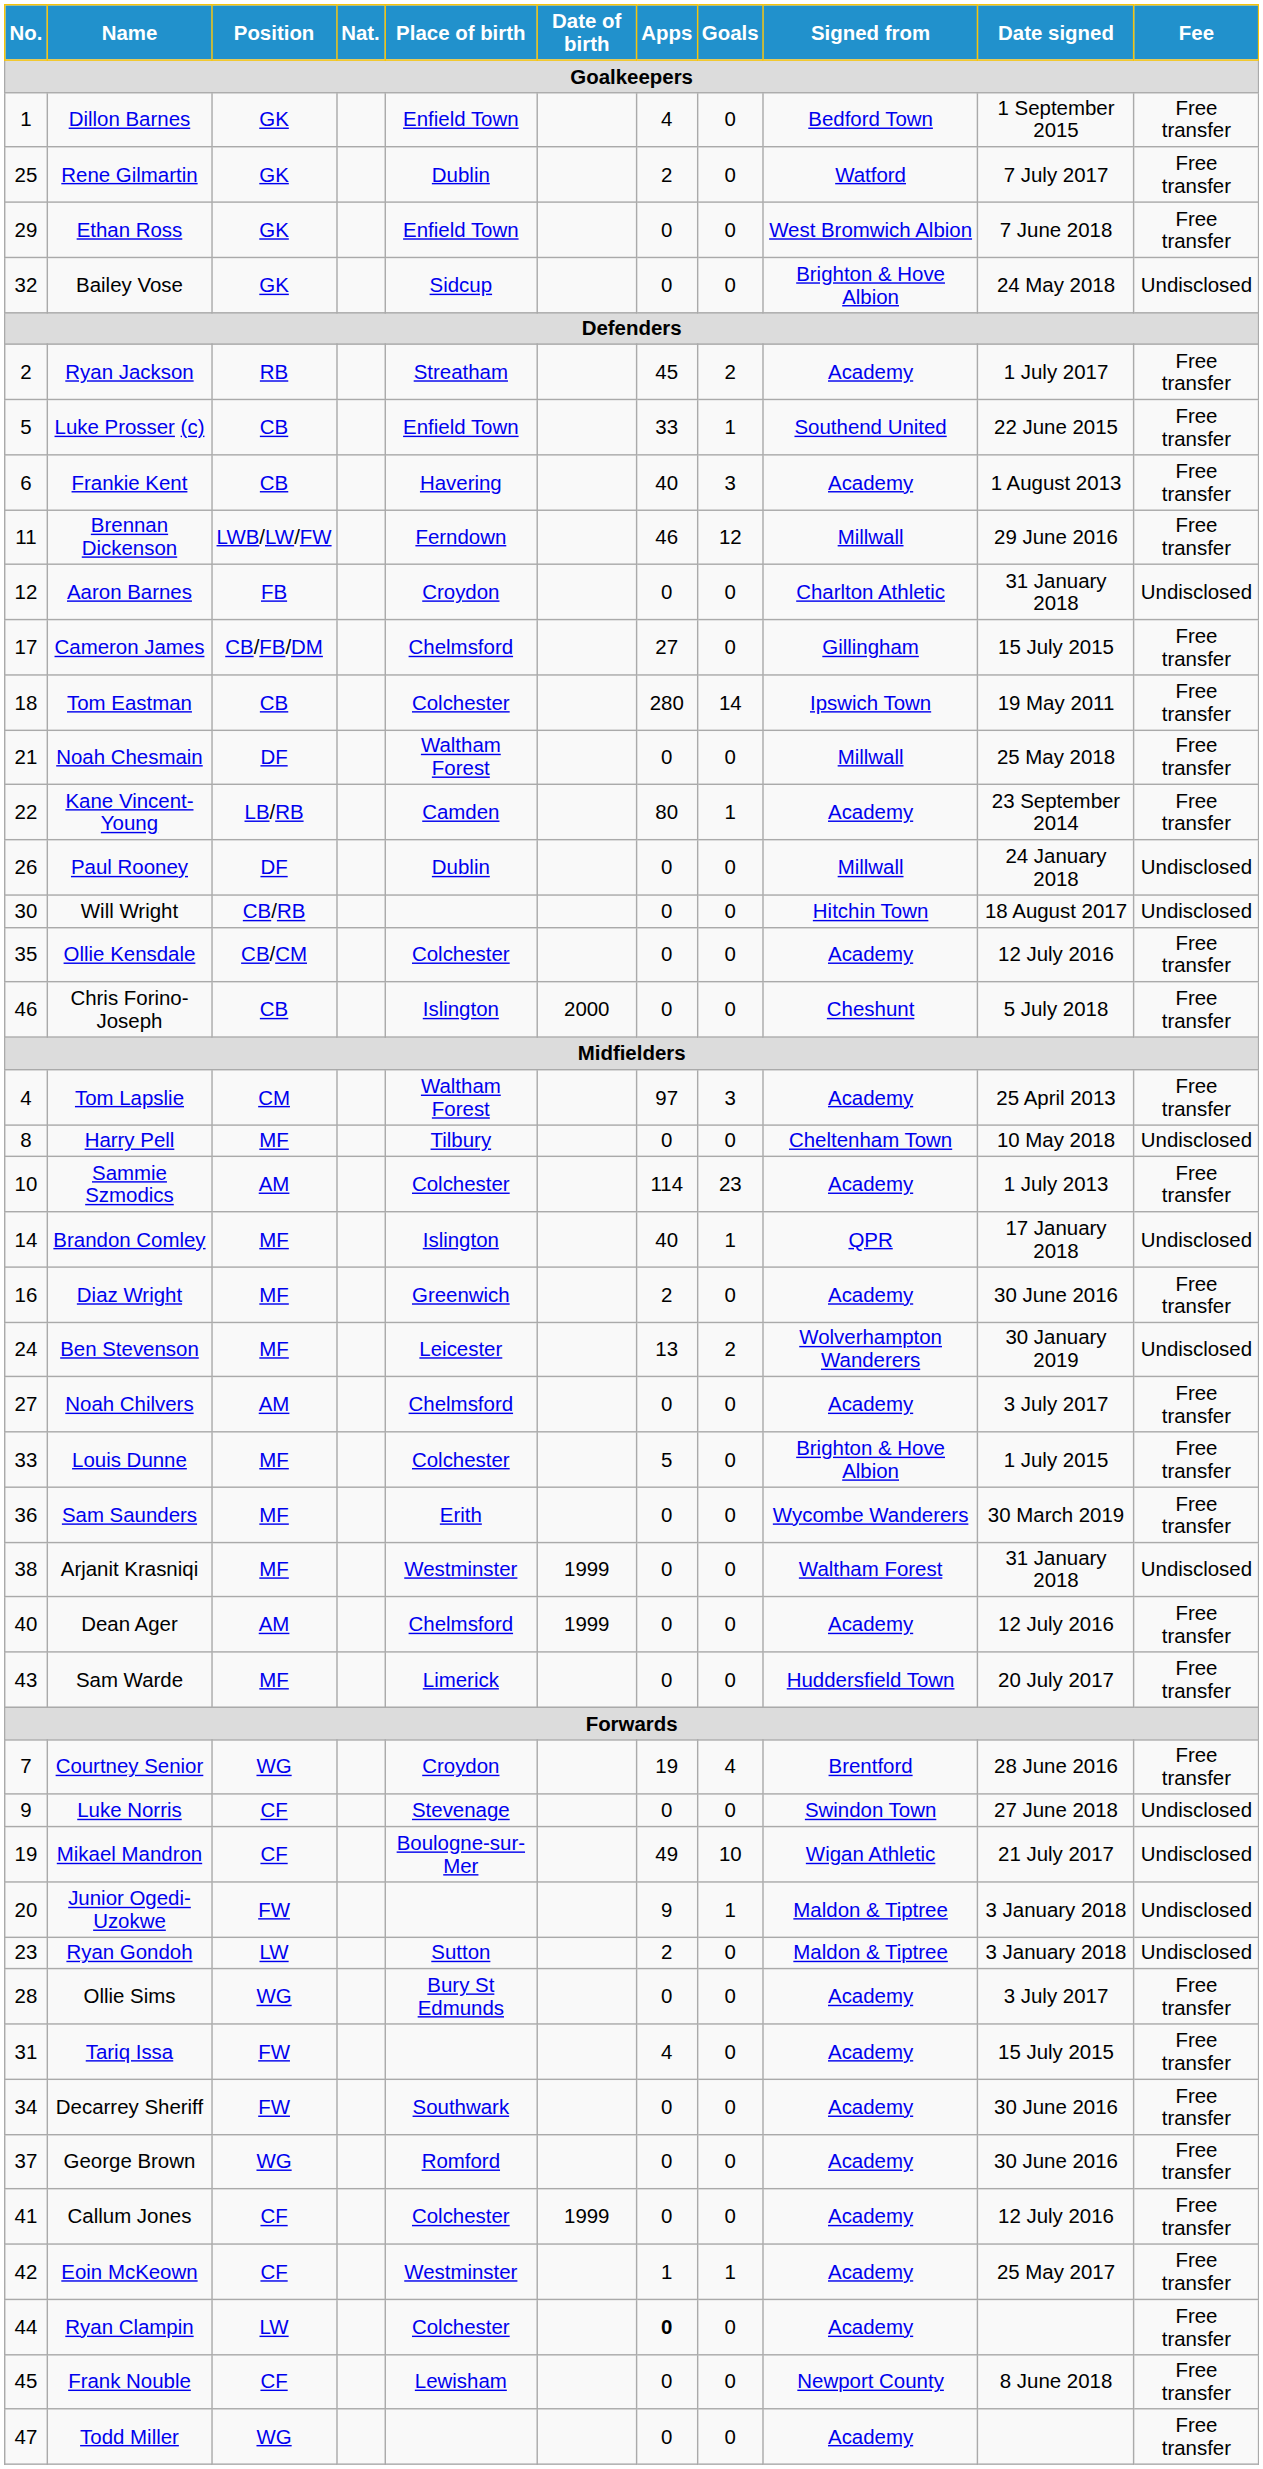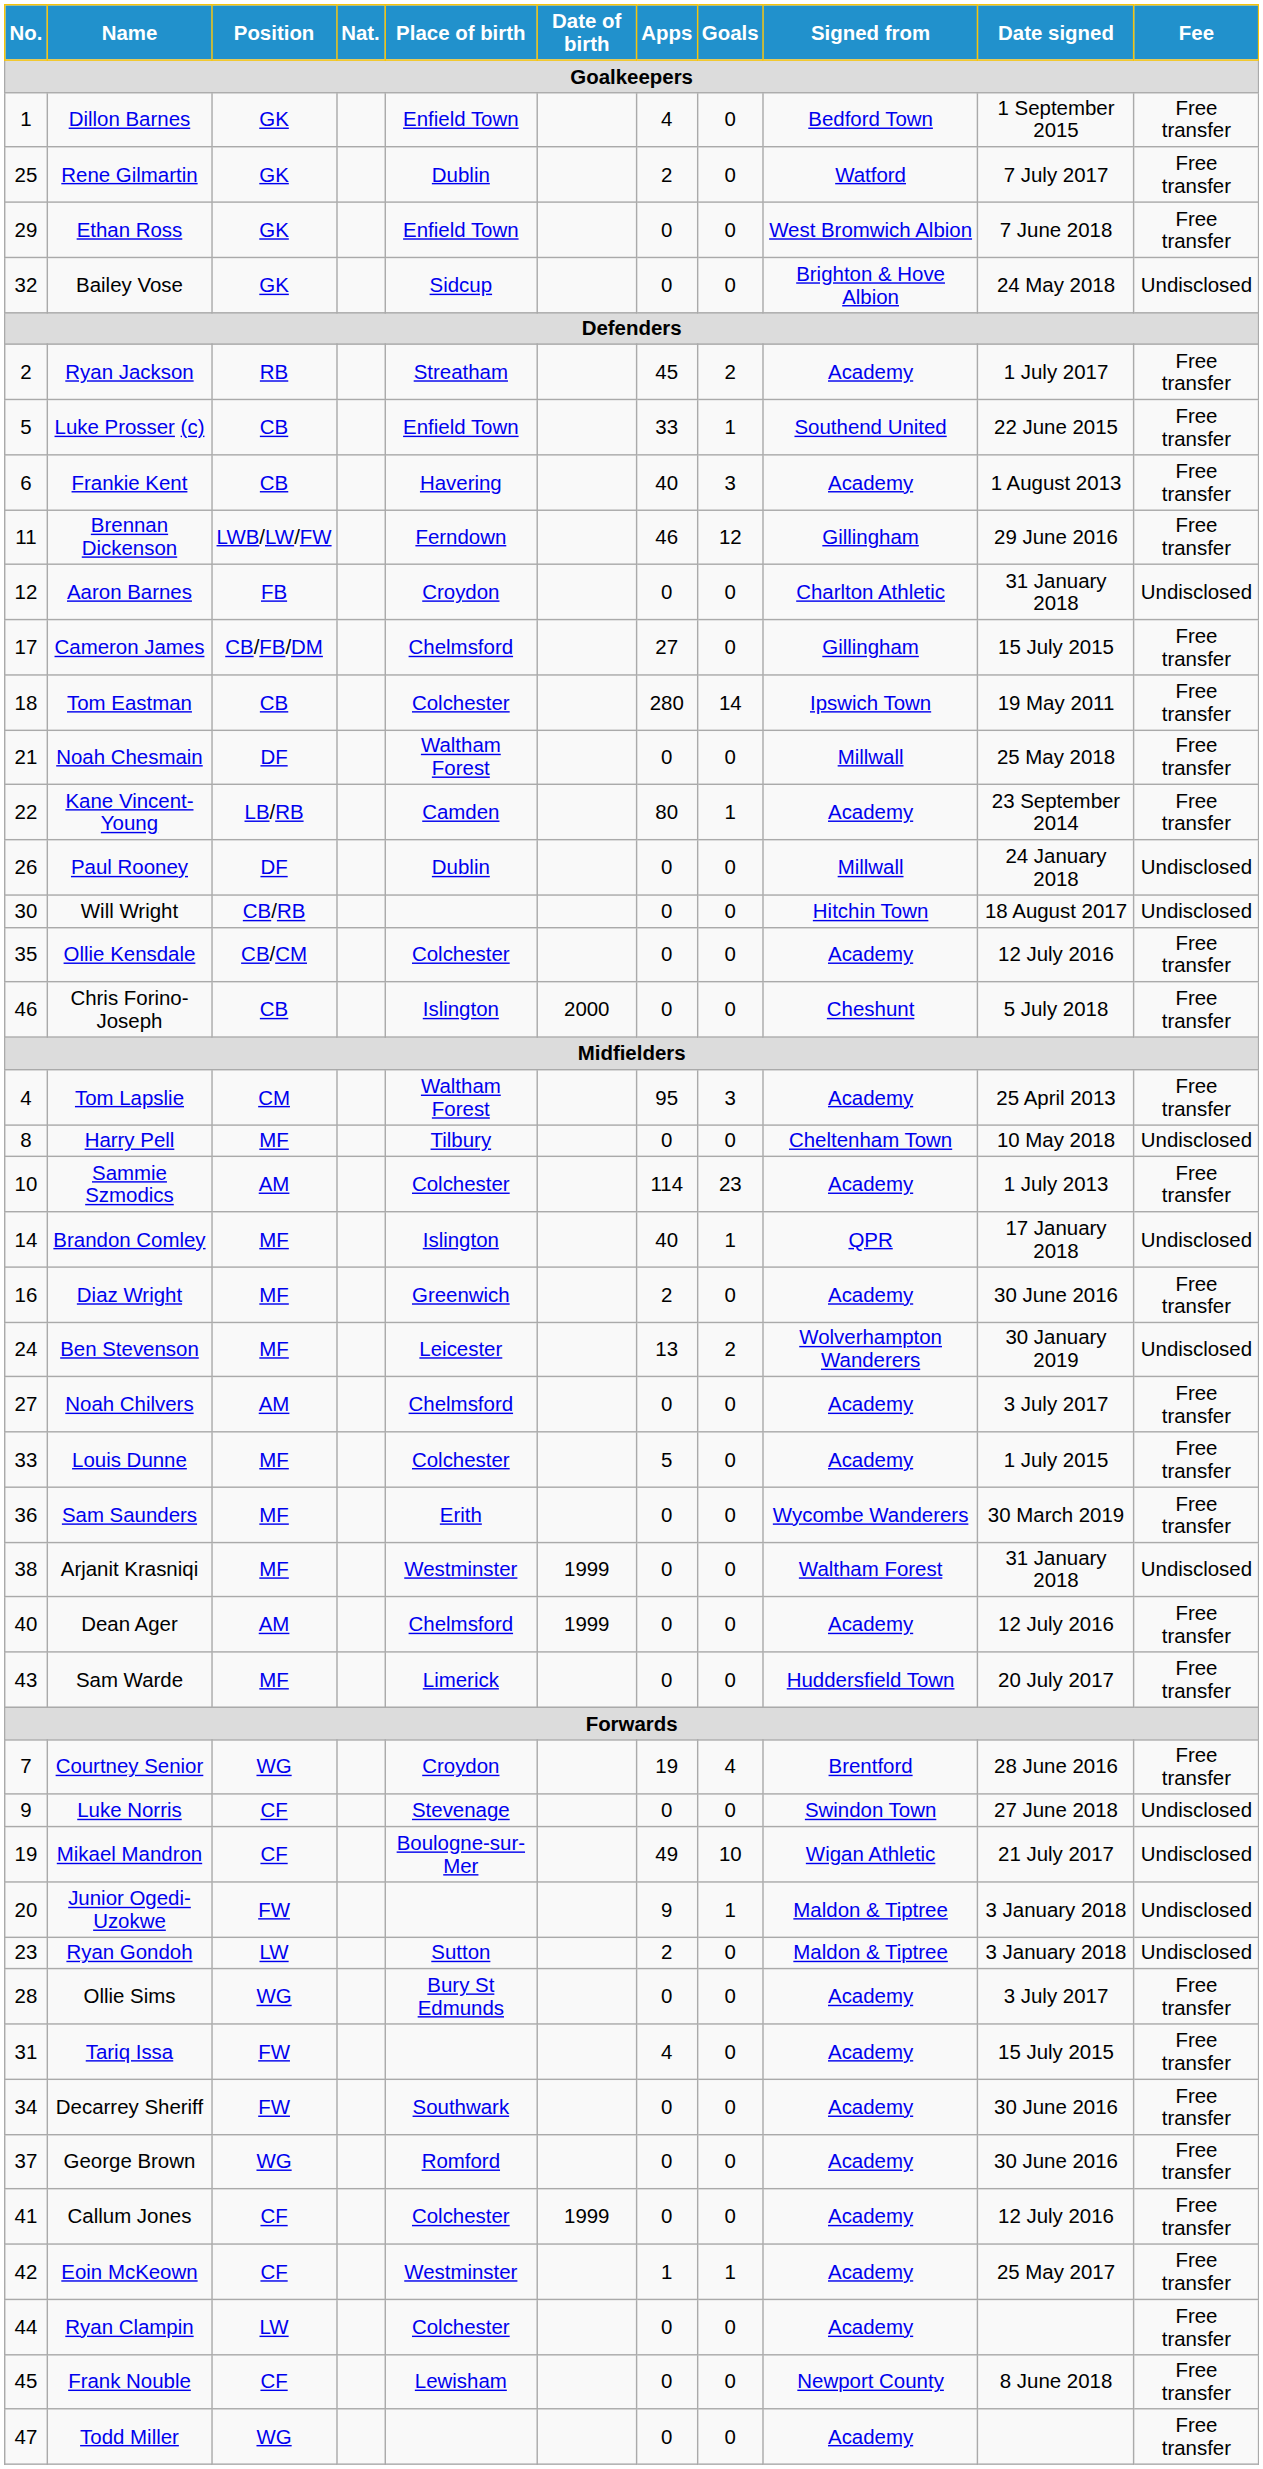(871, 537) Millwall -> (871, 537) Gillingham
(667, 1097) 97 -> (667, 1097) 95
(871, 1460) Brighton & Hove Albion -> (871, 1460) Academy
(667, 2327) bold -> (667, 2327) normal
